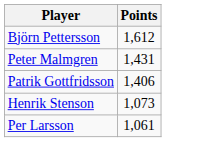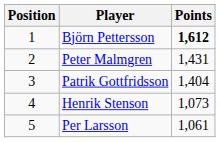+ column: (32, 15)
(139, 37) normal -> (193, 37) bold
(139, 81) 1,406 -> (193, 81) 1,404
